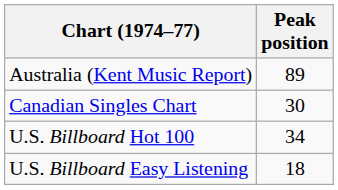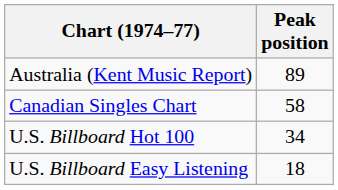(295, 105) 30 -> (295, 105) 58
